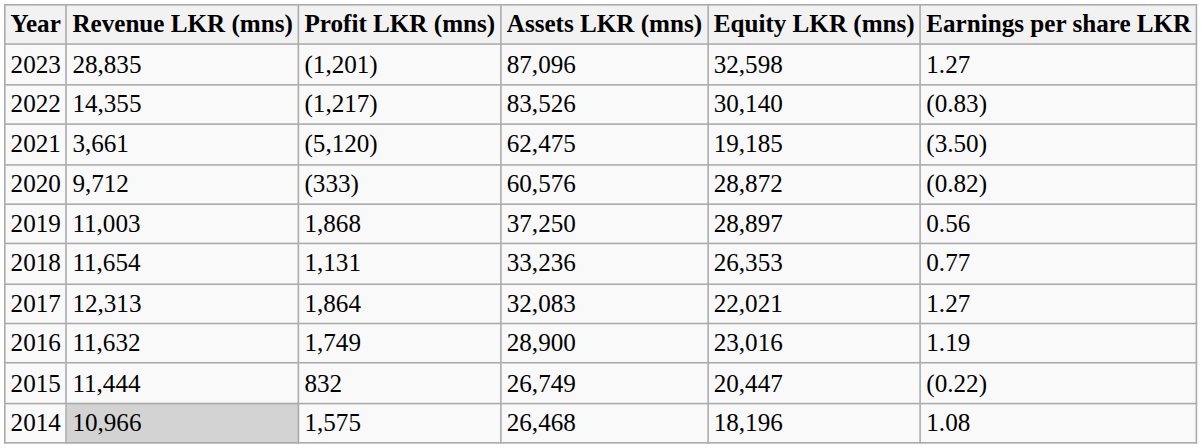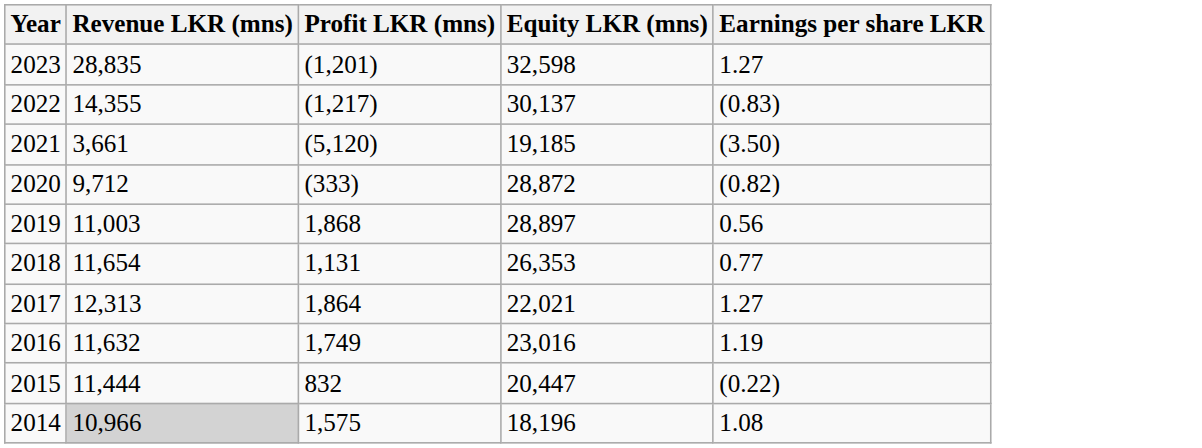- column: (604, 24)
(748, 104) 30,140 -> (541, 104) 30,137
